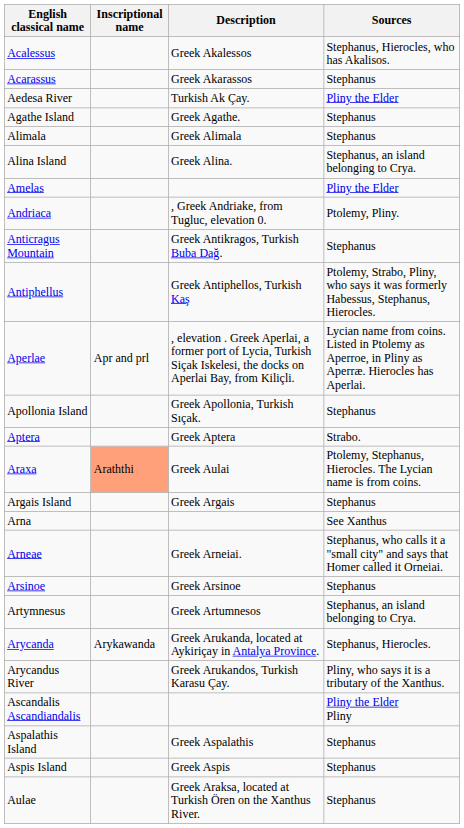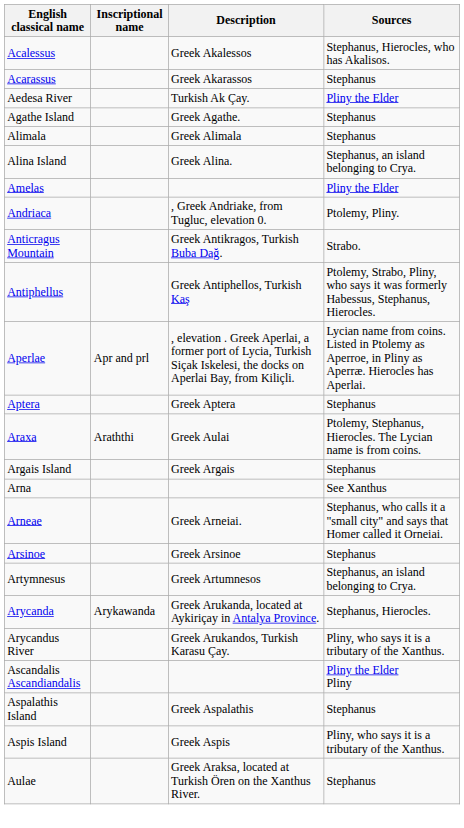(351, 246) Stephanus -> (344, 246) Strabo.
- row: (47, 411)
(344, 436) Strabo. -> (351, 404) Stephanus
(114, 469) lightsalmon background -> (114, 436) no background
(351, 767) Stephanus -> (385, 741) Pliny, who says it is a tributary of the Xanthus.
